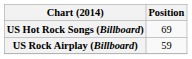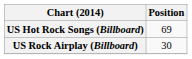(166, 45) 59 -> (166, 45) 30
